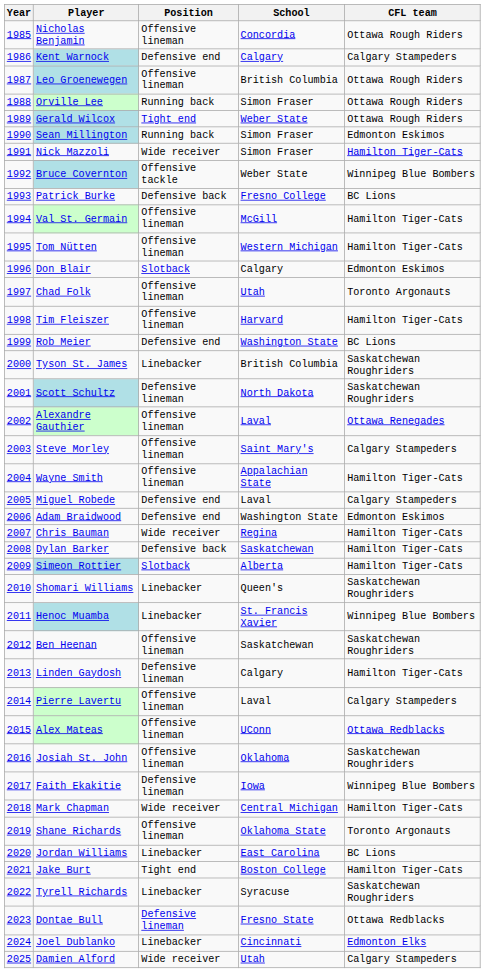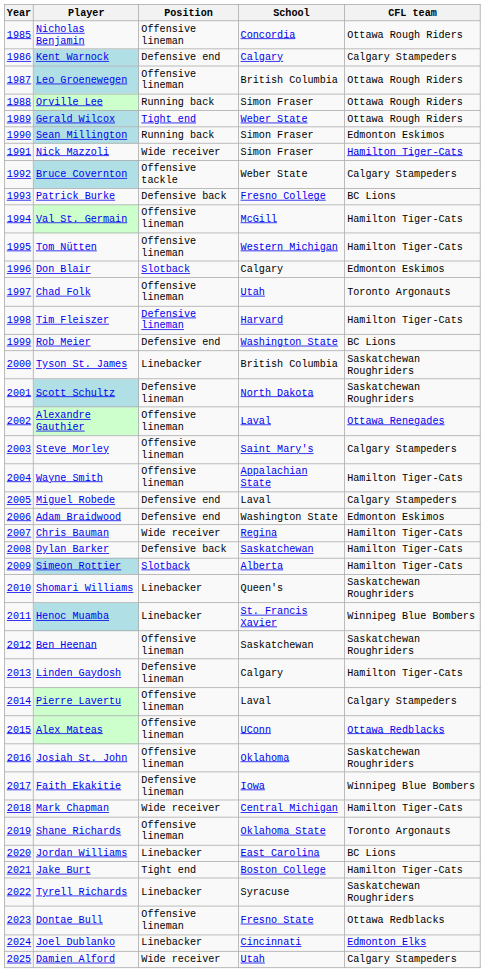(411, 174) Winnipeg Blue Bombers -> (402, 174) Calgary Stampeders
(169, 320) Offensive lineman -> (169, 320) Defensive lineman
(169, 920) Defensive lineman -> (169, 920) Offensive lineman
